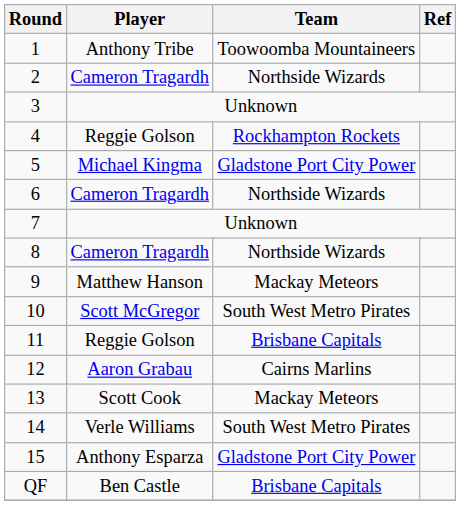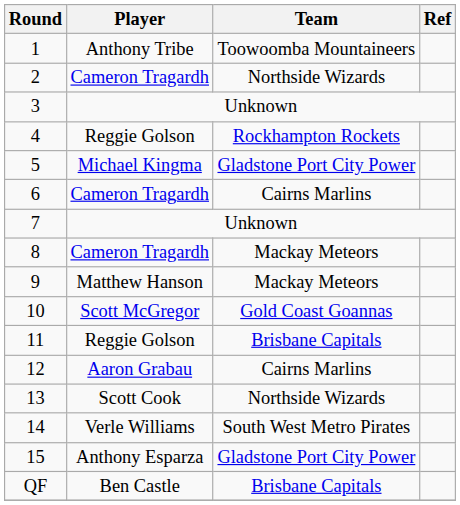(316, 194) Northside Wizards -> (316, 194) Cairns Marlins
(316, 252) Northside Wizards -> (316, 252) Mackay Meteors
(316, 310) South West Metro Pirates -> (316, 310) Gold Coast Goannas
(316, 398) Mackay Meteors -> (316, 398) Northside Wizards
